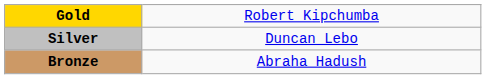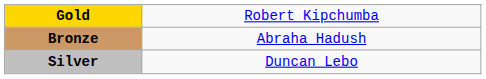rows swapped: (73, 39) <-> (73, 62)
